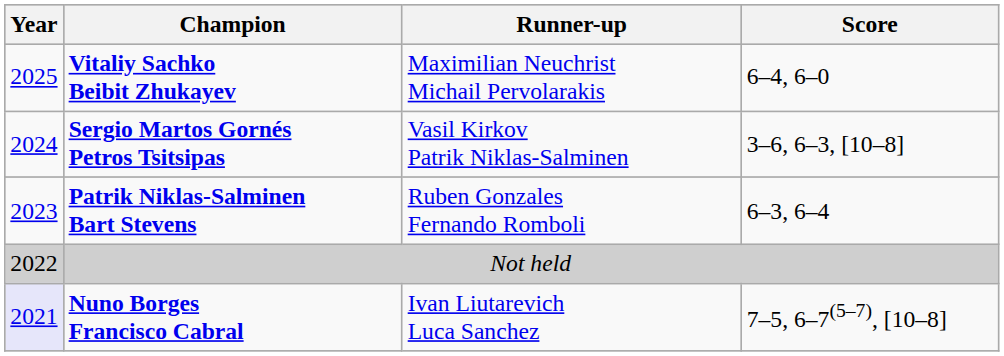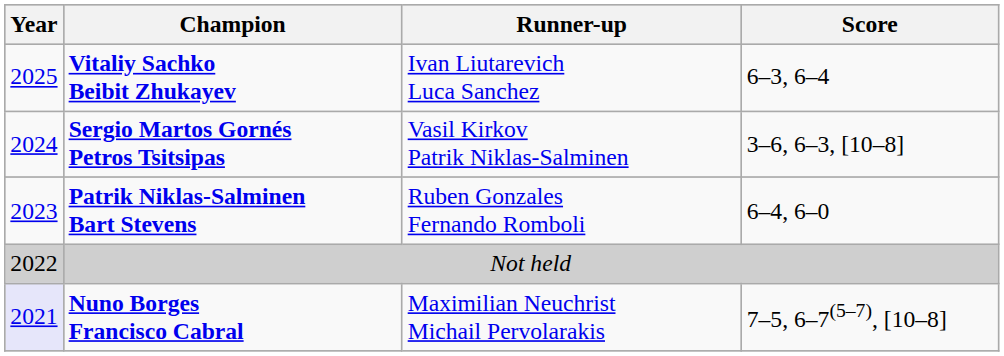(512, 77) Maximilian Neuchrist Michail Pervolarakis -> (486, 77) Ivan Liutarevich Luca Sanchez
(788, 77) 6–4, 6–0 -> (788, 77) 6–3, 6–4
(788, 210) 6–3, 6–4 -> (788, 210) 6–4, 6–0
(486, 316) Ivan Liutarevich Luca Sanchez -> (512, 316) Maximilian Neuchrist Michail Pervolarakis
